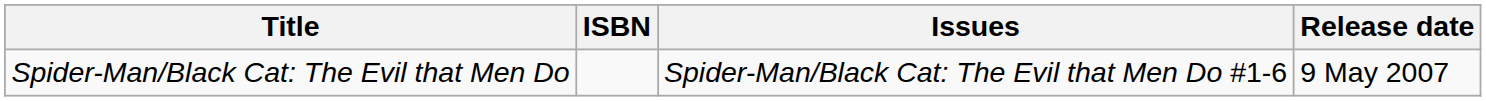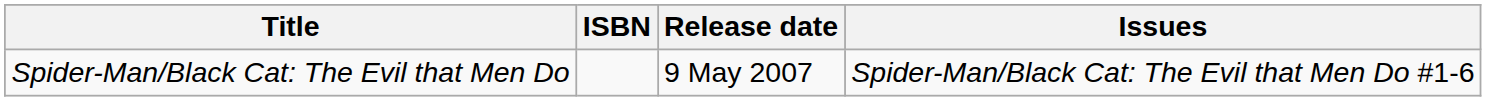columns swapped: (1387, 27) <-> (976, 27)
